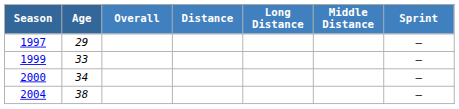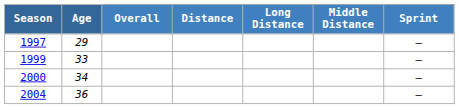(82, 95) 38 -> (82, 95) 36
